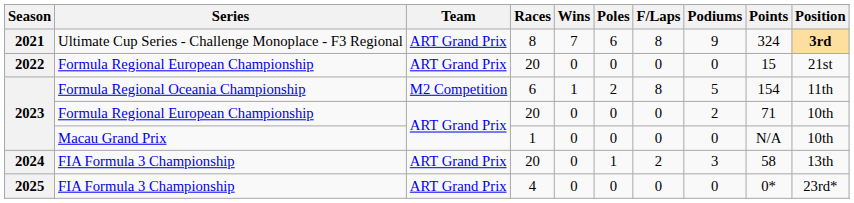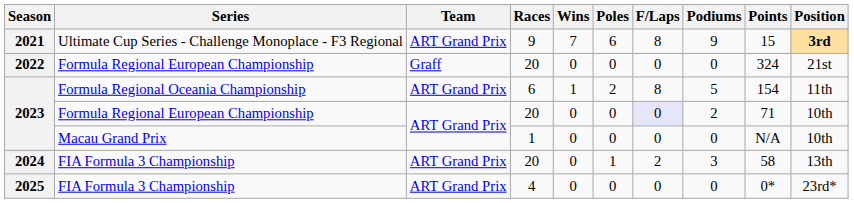(533, 41) 8 -> (532, 41) 9
(769, 41) 324 -> (768, 41) 15
(458, 65) ART Grand Prix -> (426, 65) Graff
(769, 65) 15 -> (768, 65) 324
(459, 89) M2 Competition -> (458, 89) ART Grand Prix
(659, 113) no background -> (658, 113) lavender background
